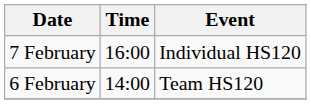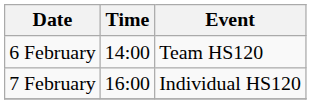rows swapped: (52, 83) <-> (52, 51)
